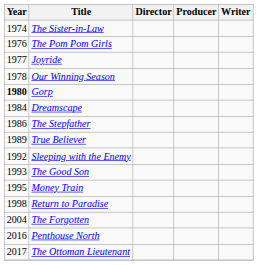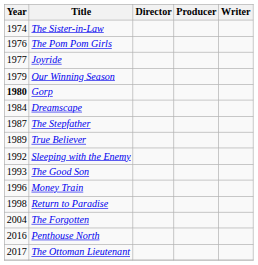(17, 76) 1978 -> (17, 76) 1979
(17, 124) 1986 -> (17, 124) 1987
(17, 188) 1995 -> (17, 188) 1996
